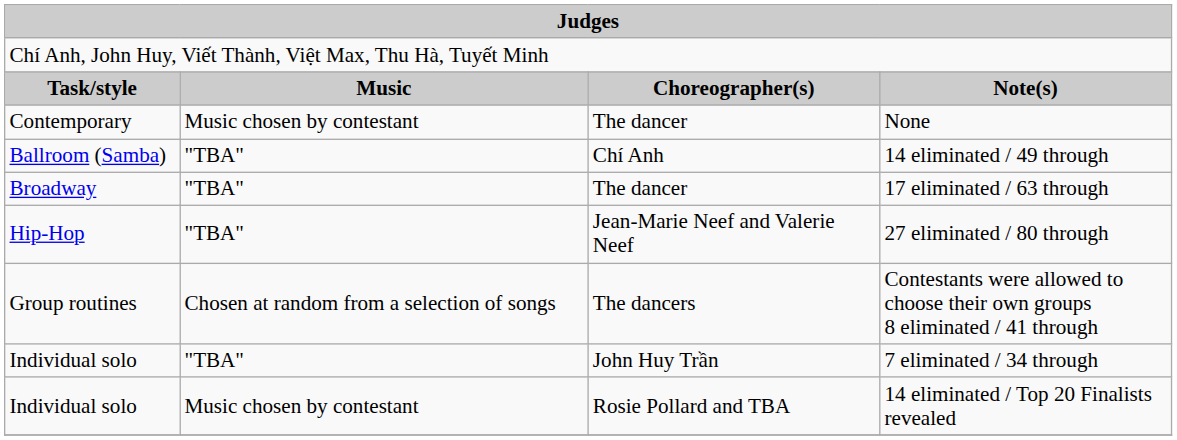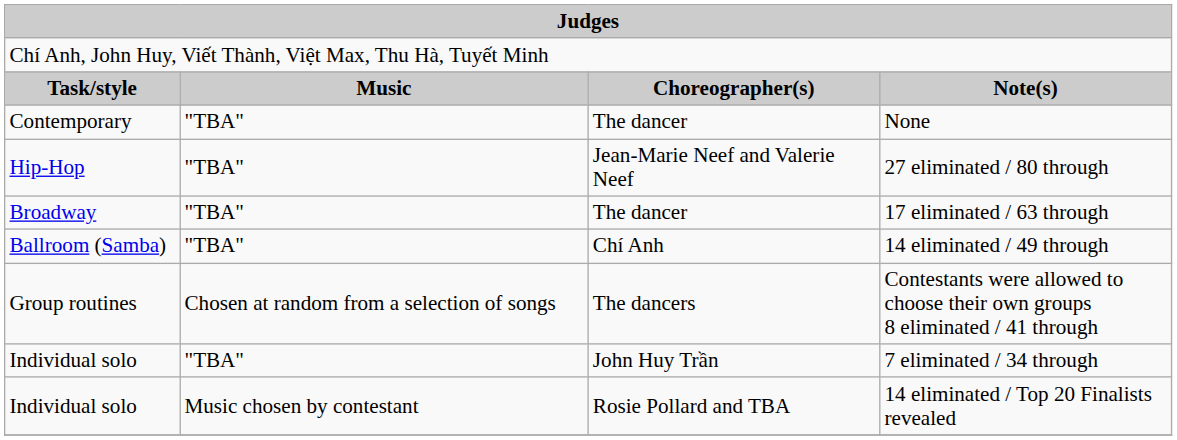(302, 121) Music chosen by contestant -> (214, 121) "TBA"
rows swapped: (997, 234) <-> (997, 155)
